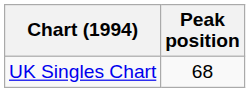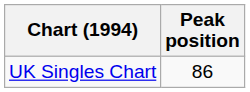(202, 71) 68 -> (202, 71) 86
